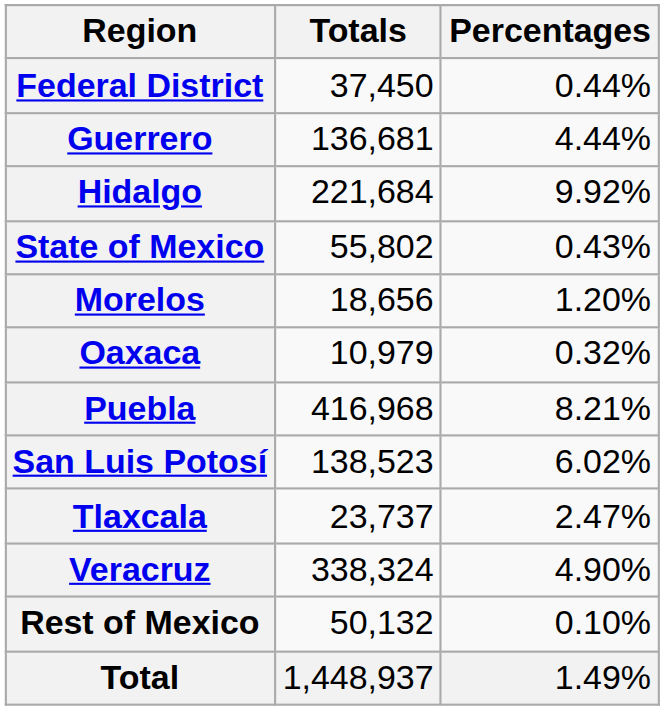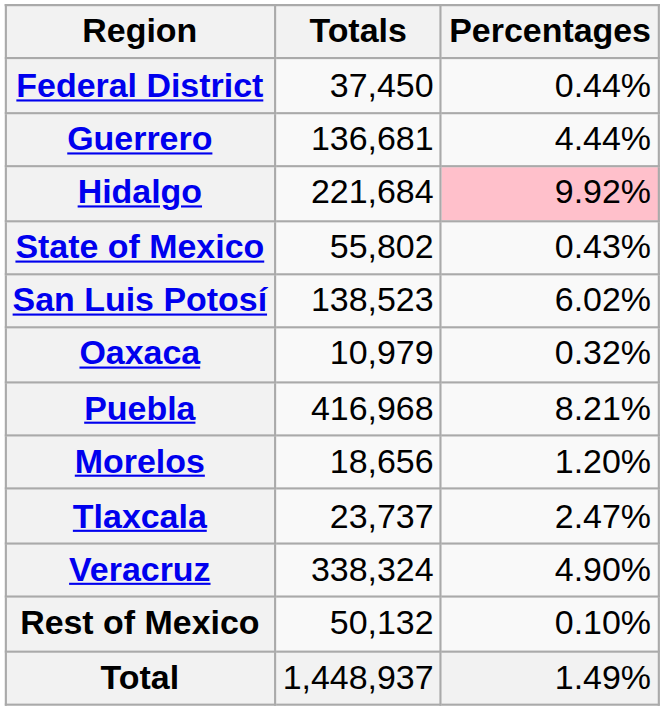(603, 192) no background -> (603, 192) pink background
rows swapped: (140, 300) <-> (140, 461)
